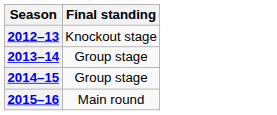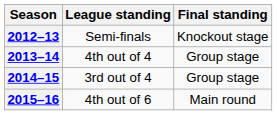+ column: (118, 15)
